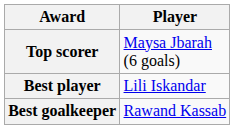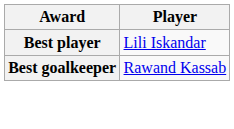- row: (62, 51)
